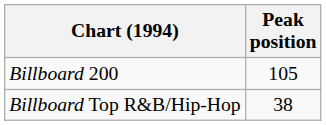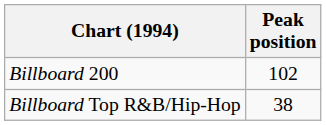(283, 73) 105 -> (283, 73) 102
